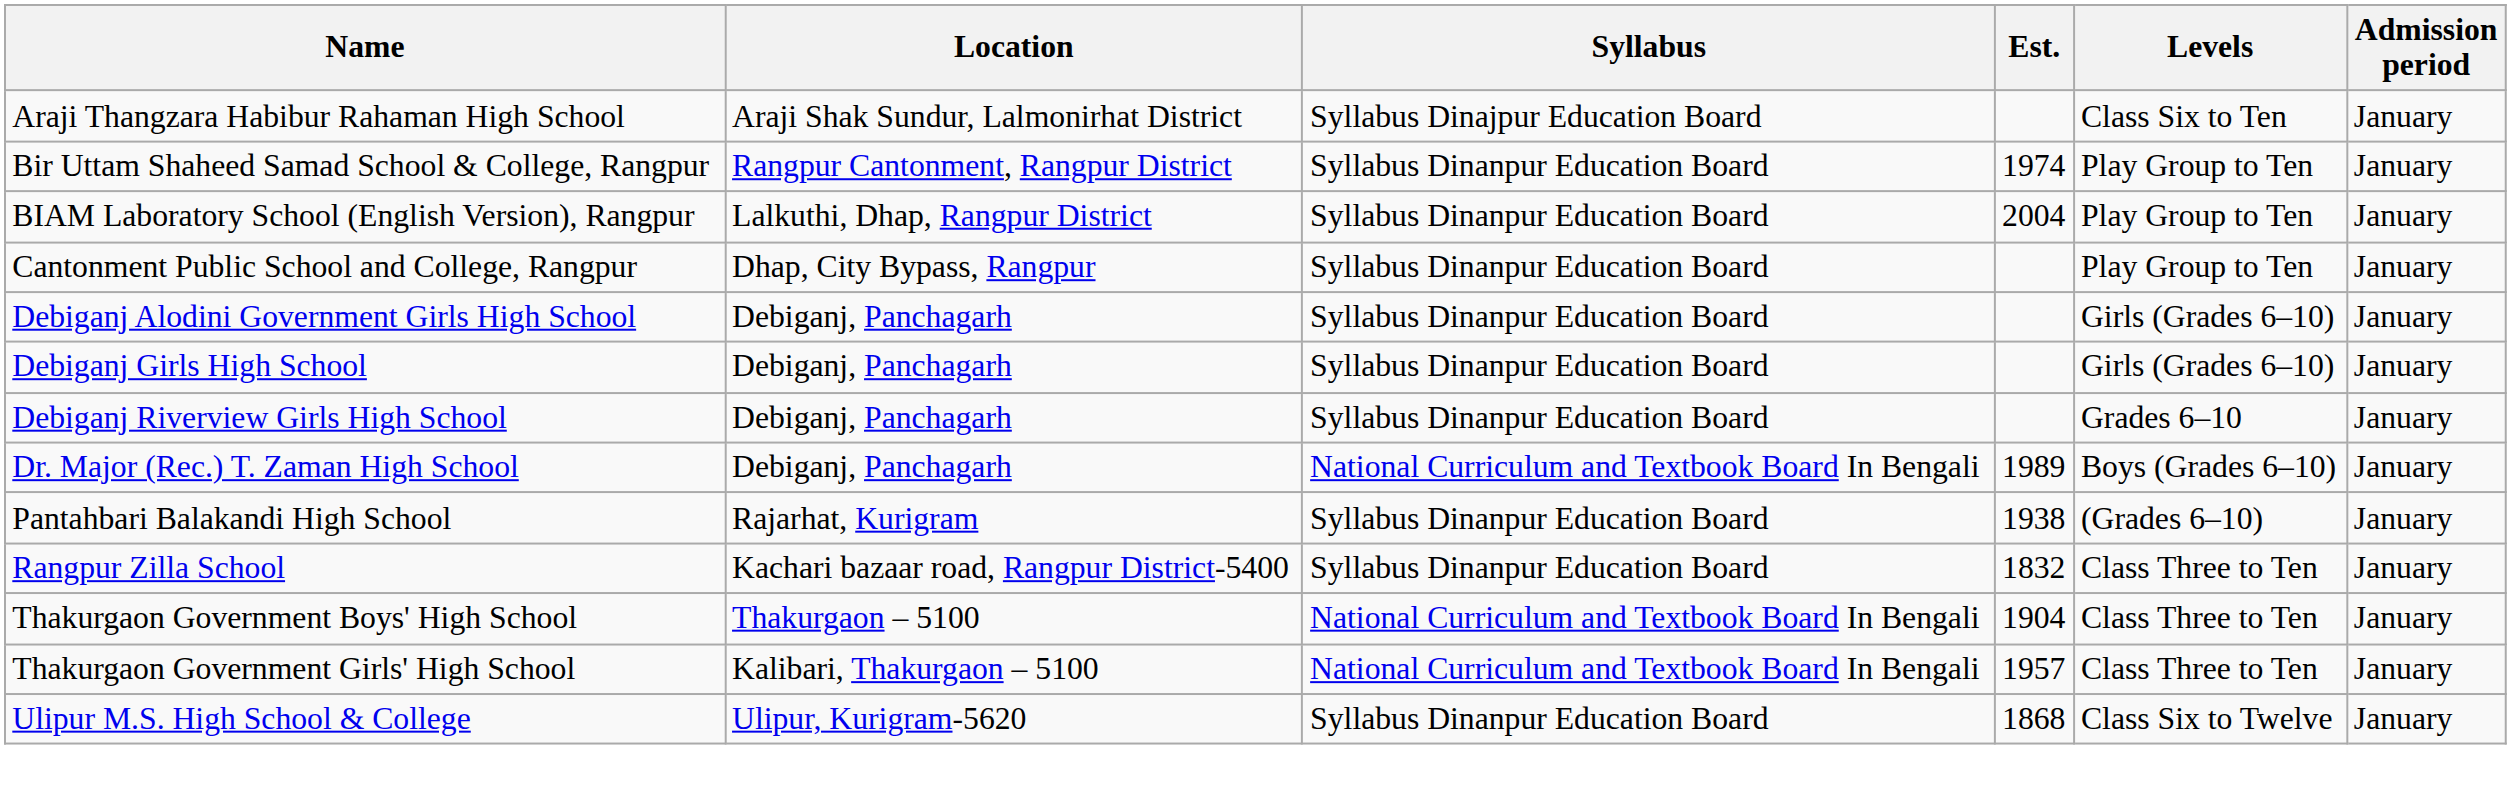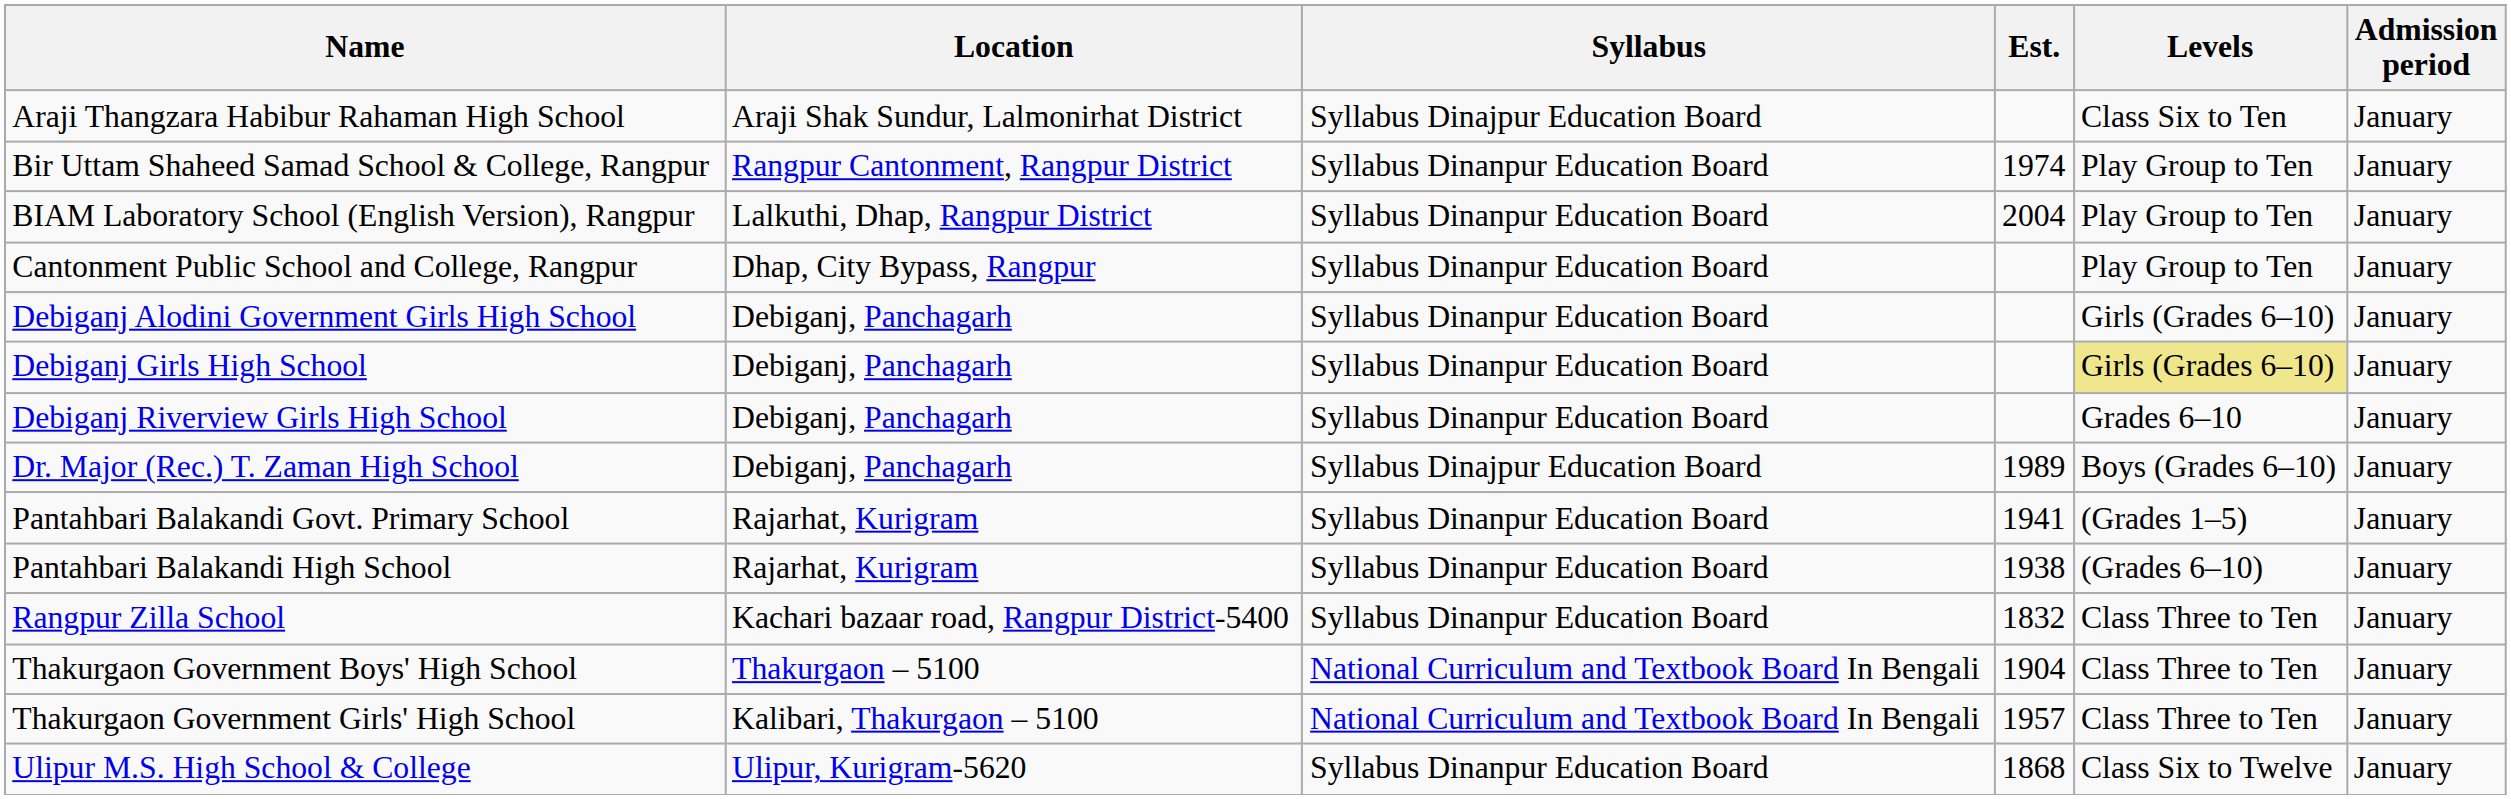(2208, 366) no background -> (2208, 366) khaki background
(1645, 467) National Curriculum and Textbook Board In Bengali -> (1536, 467) Syllabus Dinajpur Education Board
+ row: (291, 517)
